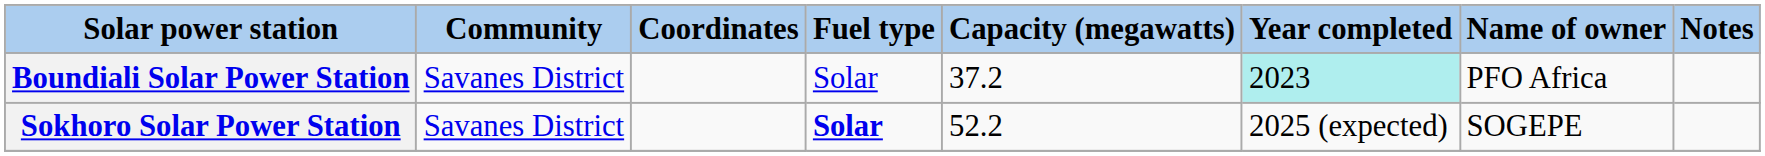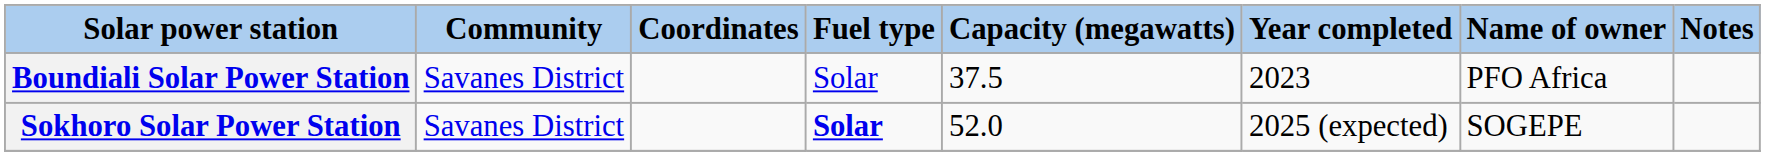(976, 77) 37.2 -> (976, 77) 37.5
(1280, 77) paleturquoise background -> (1280, 77) no background
(976, 126) 52.2 -> (976, 126) 52.0
